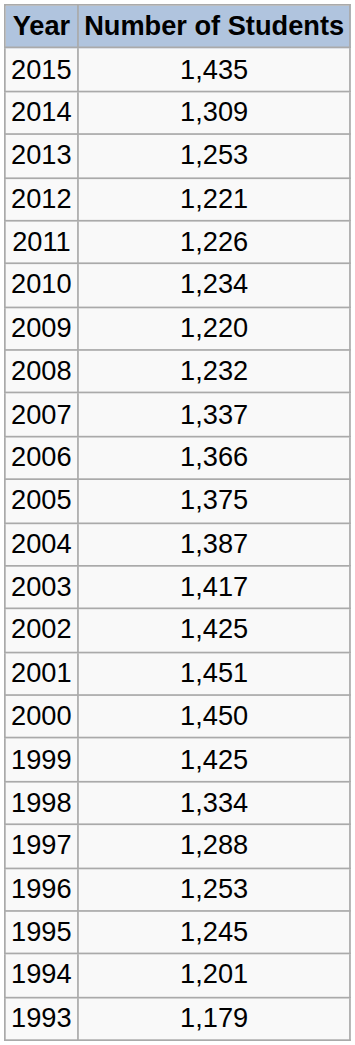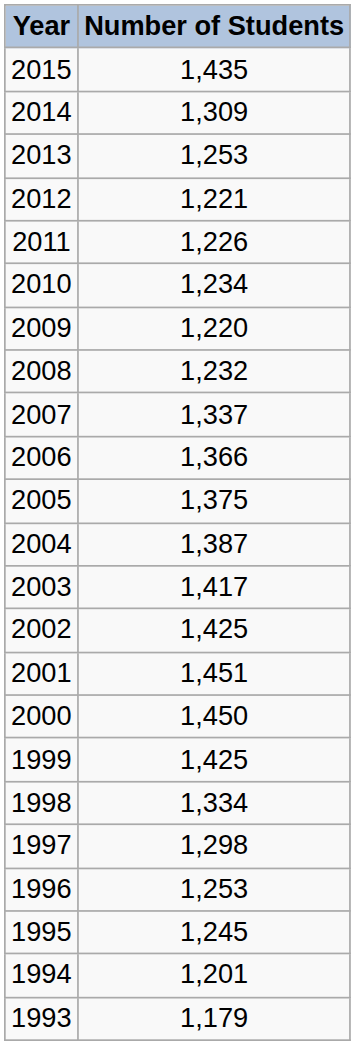(214, 845) 1,288 -> (214, 845) 1,298
